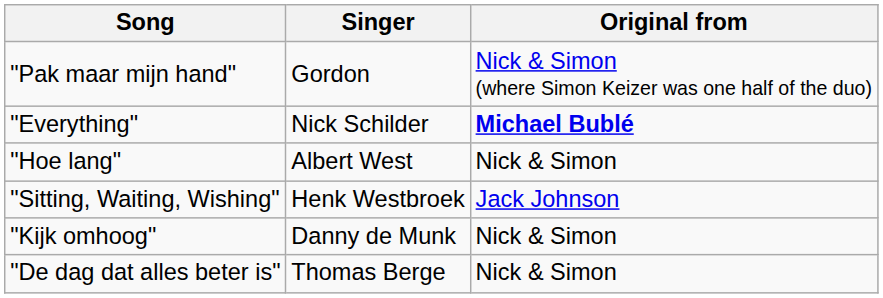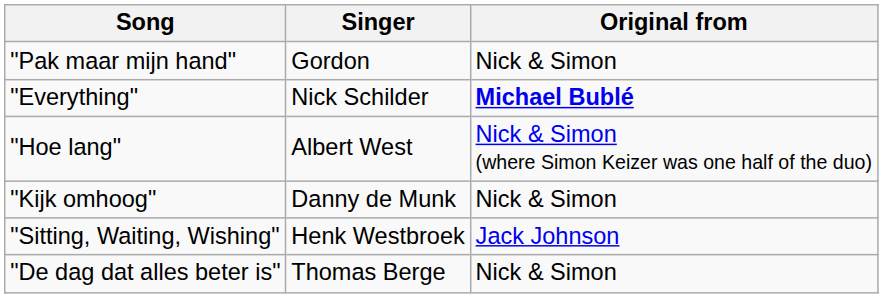(674, 73) Nick & Simon (where Simon Keizer was one half of the duo) -> (546, 60) Nick & Simon
(546, 161) Nick & Simon -> (674, 148) Nick & Simon (where Simon Keizer was one half of the duo)
rows swapped: (145, 198) <-> (83, 236)
